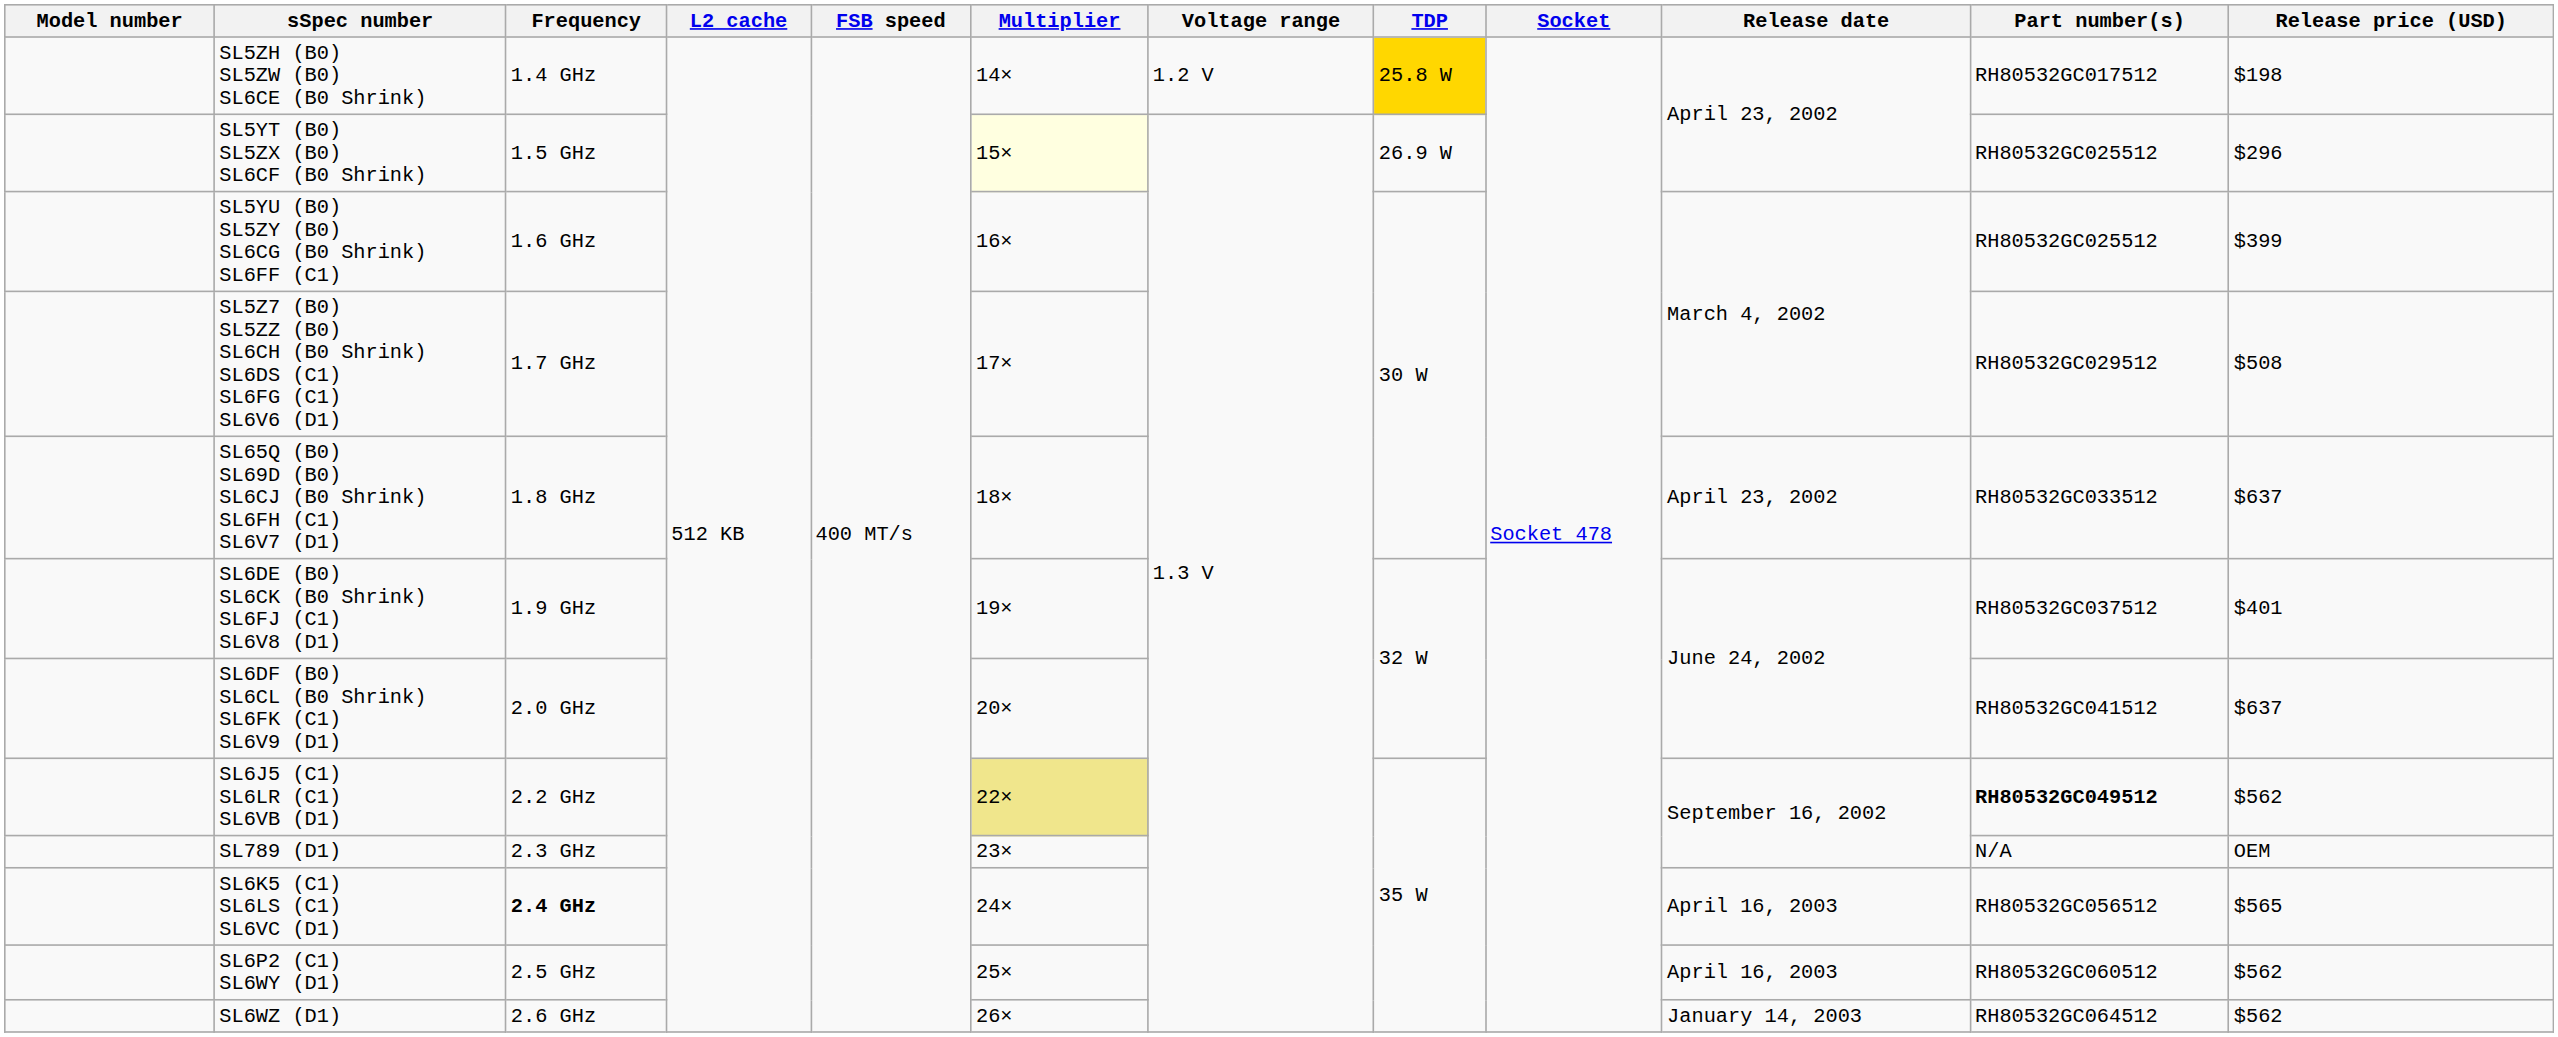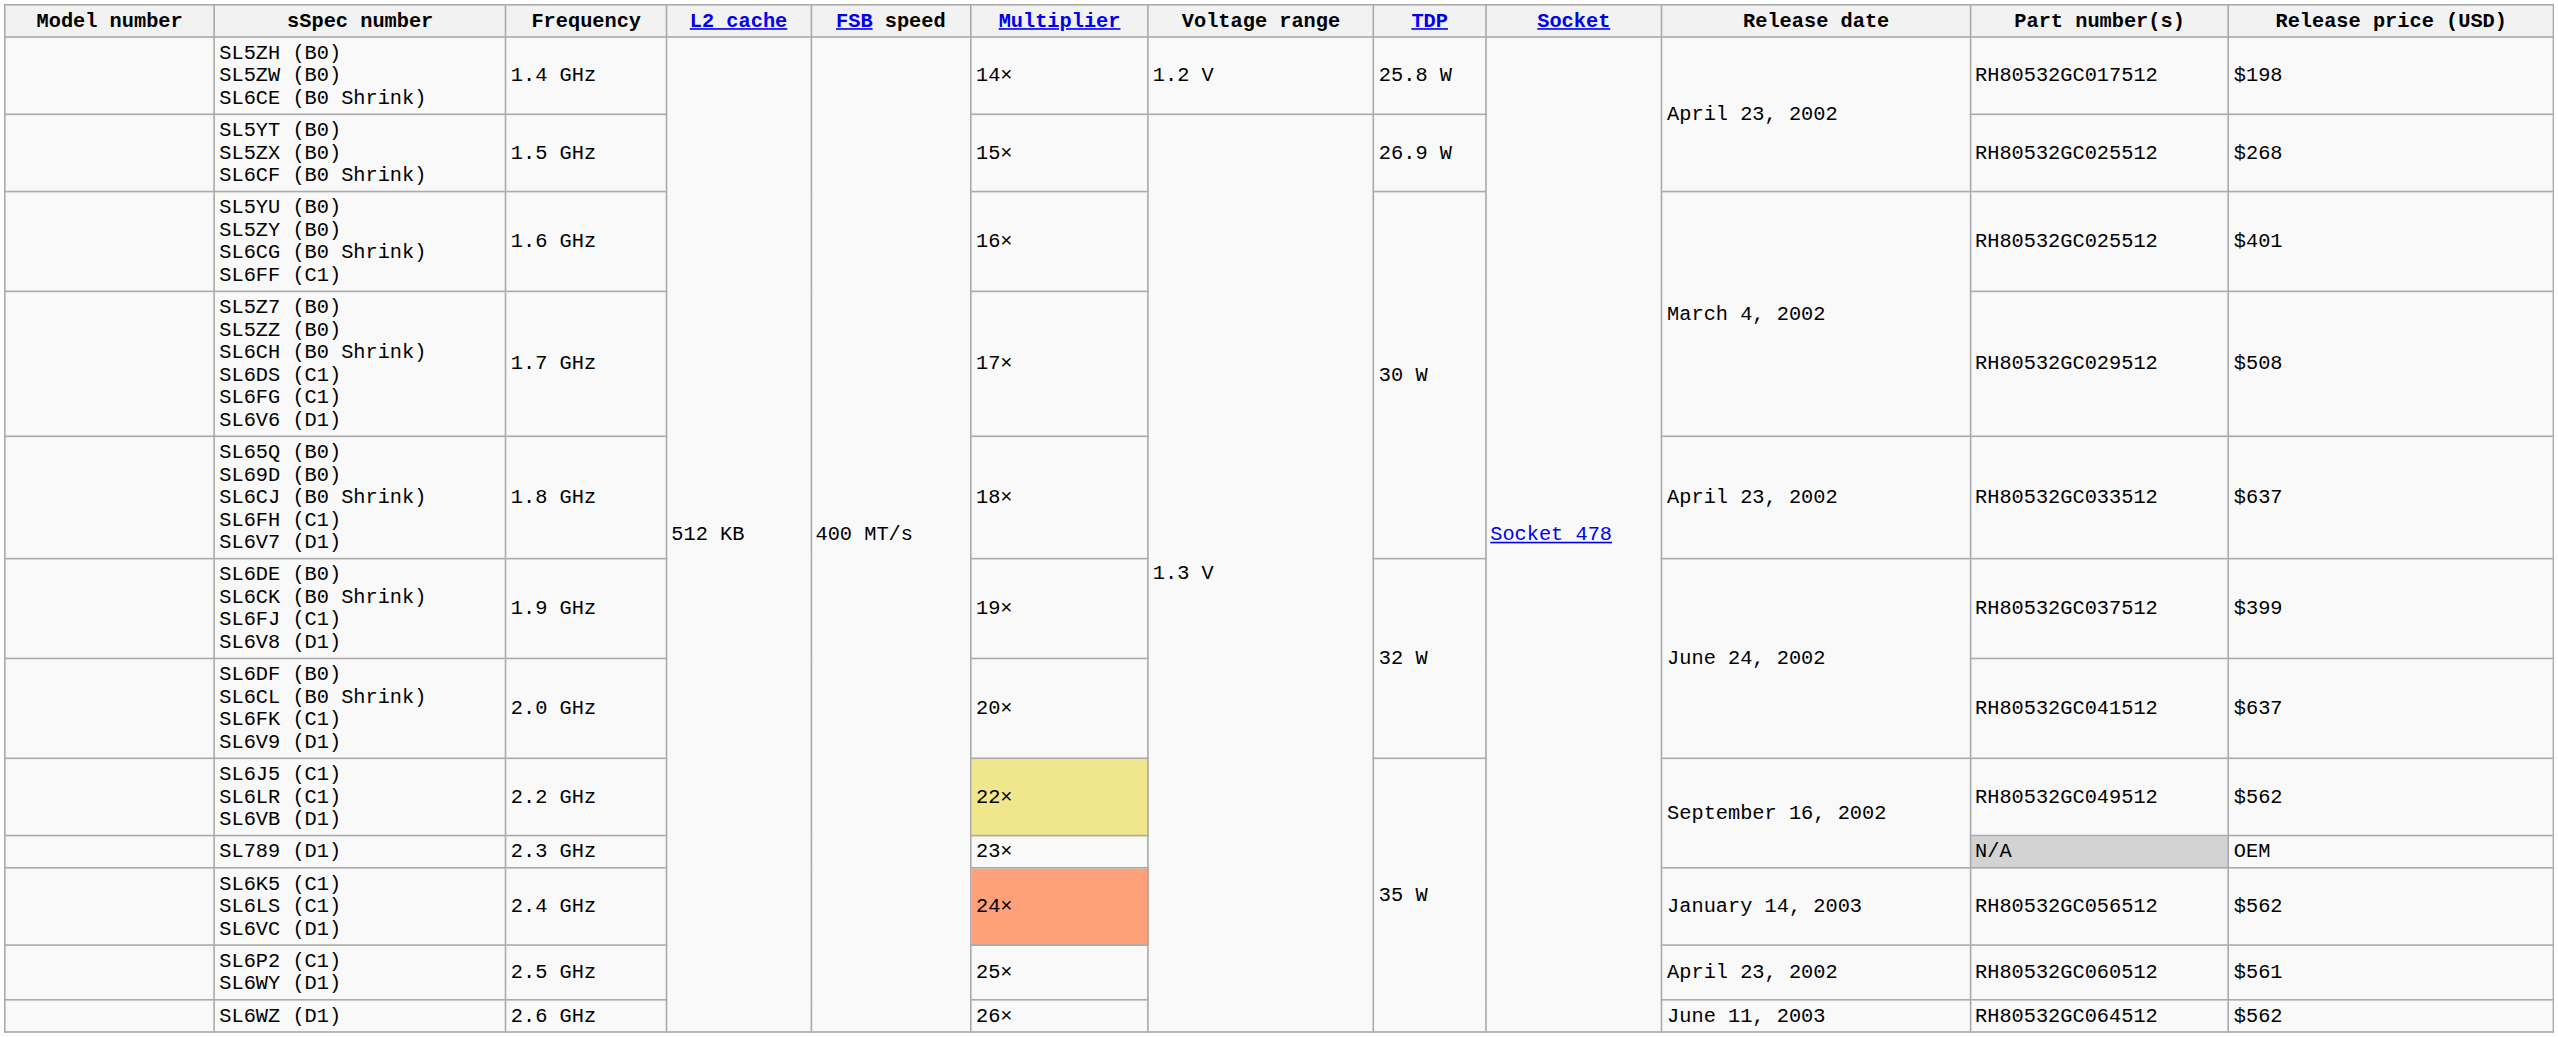(1415, 75) gold background -> (1415, 75) no background
(994, 153) lightyellow background -> (994, 153) no background
(2258, 153) $296 -> (2258, 153) $268
(2258, 241) $399 -> (2258, 241) $401
(2258, 608) $401 -> (2258, 608) $399
(2066, 797) bold -> (2066, 797) normal
(1993, 852) no background -> (1993, 852) lightgrey background
(553, 907) bold -> (553, 907) normal
(994, 907) no background -> (994, 907) lightsalmon background
(1752, 907) April 16, 2003 -> (1765, 907) January 14, 2003
(2258, 907) $565 -> (2258, 907) $562
(1752, 973) April 16, 2003 -> (1752, 973) April 23, 2002
(2258, 973) $562 -> (2258, 973) $561
(1765, 1016) January 14, 2003 -> (1746, 1016) June 11, 2003
